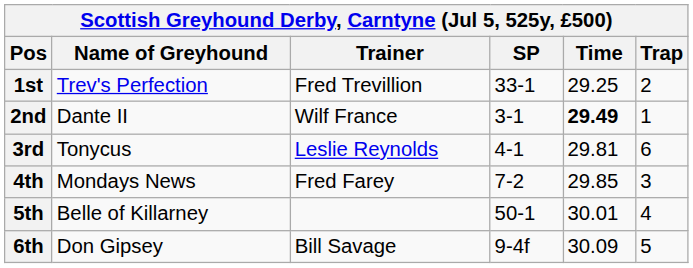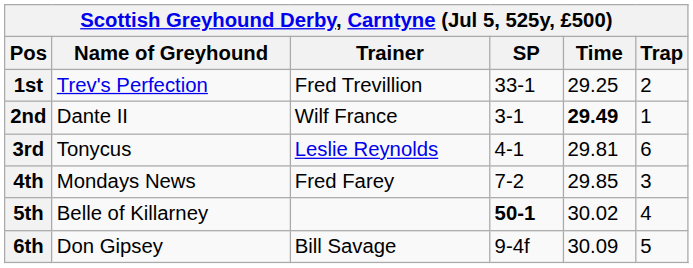(515, 213) normal -> (515, 213) bold
(593, 213) 30.01 -> (593, 213) 30.02
